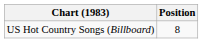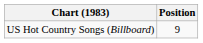(177, 29) 8 -> (177, 29) 9
